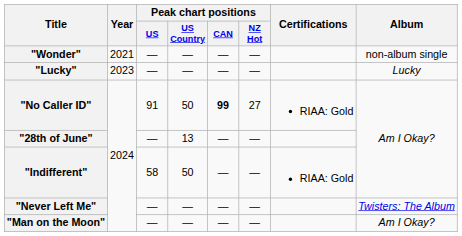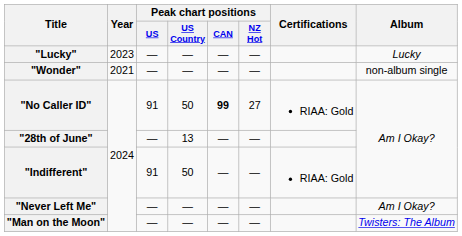rows swapped: (56, 54) <-> (56, 71)
(152, 172) 58 -> (152, 172) 91
(407, 206) Twisters: The Album -> (407, 206) Am I Okay?
(407, 223) Am I Okay? -> (407, 223) Twisters: The Album
